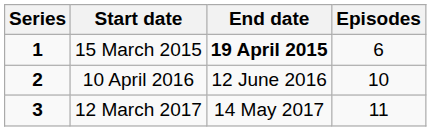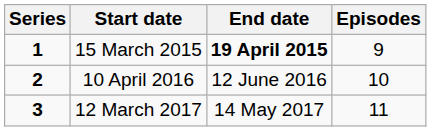(379, 49) 6 -> (379, 49) 9
